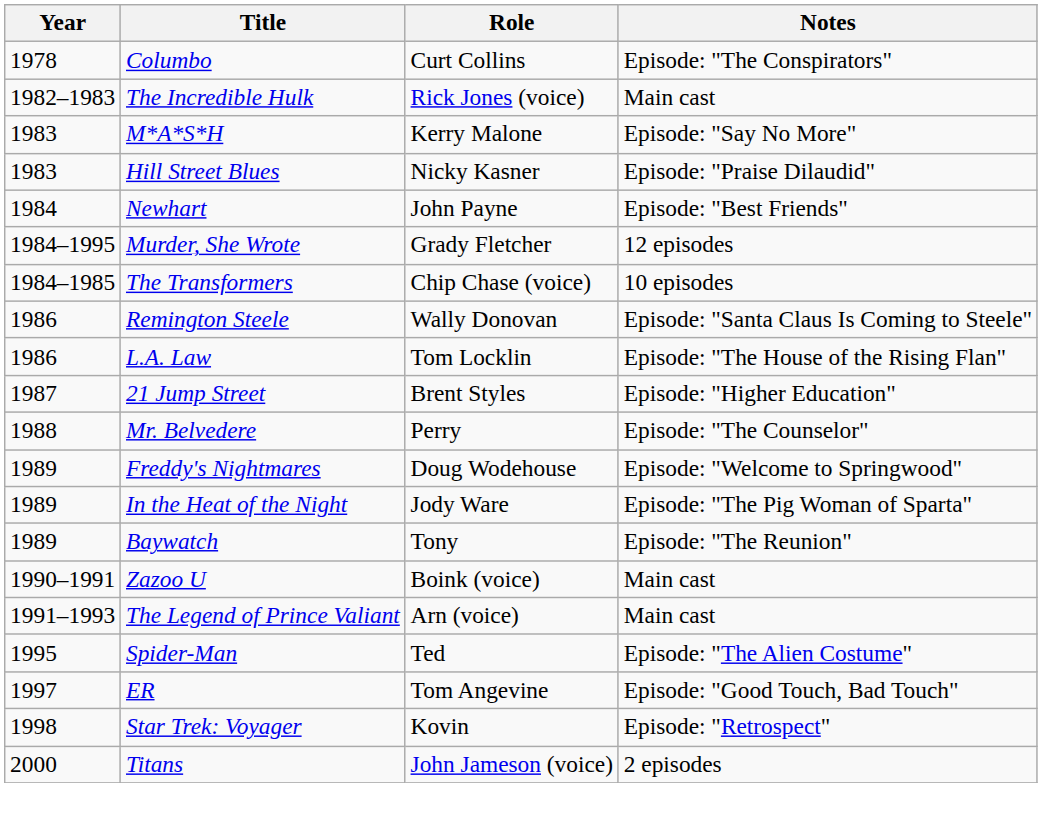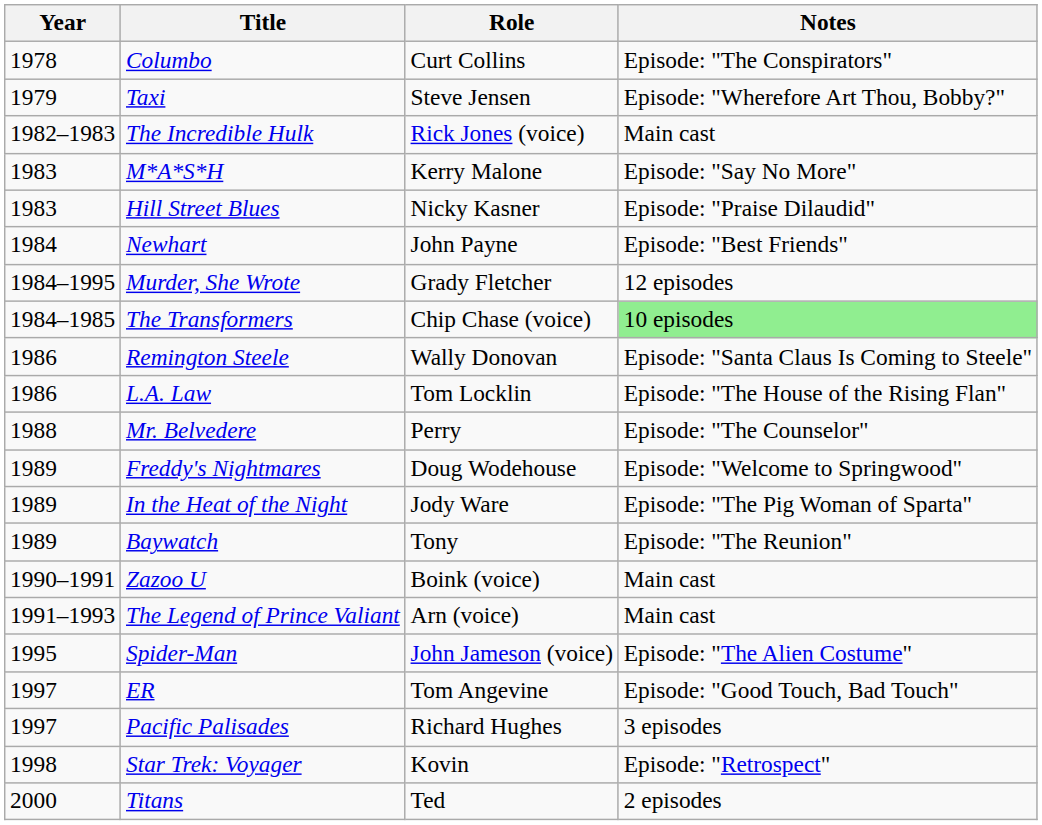+ row: (146, 97)
(679, 282) no background -> (679, 319) lightgreen background
- row: (196, 393)
(428, 652) Ted -> (512, 652) John Jameson (voice)
+ row: (207, 726)
(512, 763) John Jameson (voice) -> (428, 801) Ted
